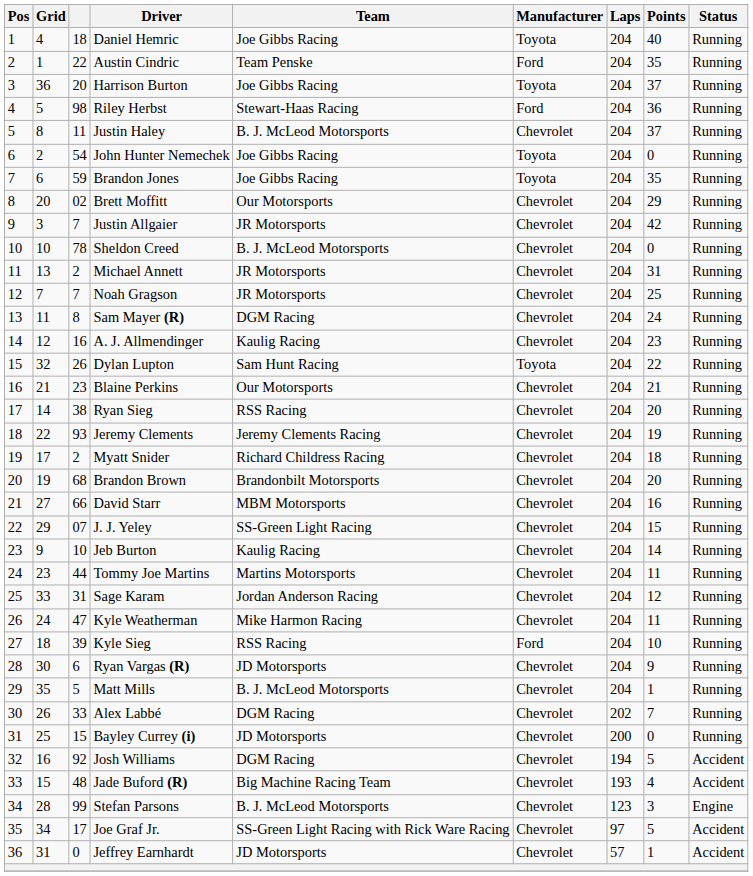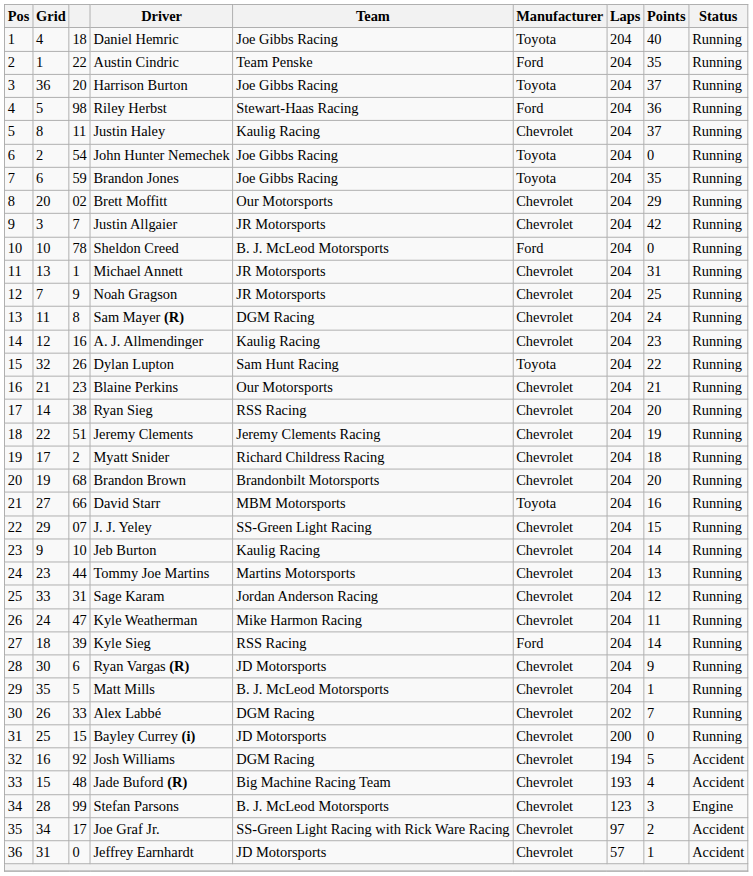(313, 131) B. J. McLeod Motorsports -> (278, 131) Kaulig Racing
(545, 248) Chevrolet -> (530, 248) Ford
(76, 271) 2 -> (76, 271) 1
(76, 294) 7 -> (76, 294) 9
(80, 433) 93 -> (80, 433) 51
(545, 503) Chevrolet -> (536, 503) Toyota
(654, 573) 11 -> (654, 573) 13
(654, 642) 10 -> (654, 642) 14
(651, 828) 5 -> (651, 828) 2
